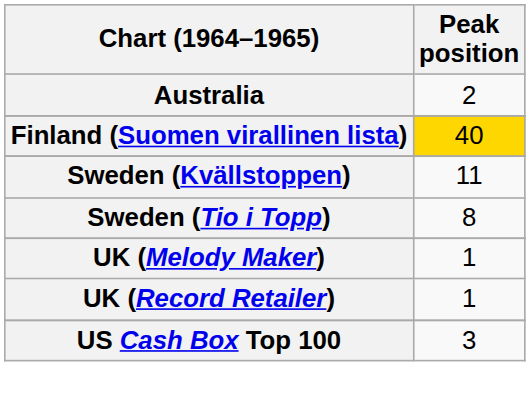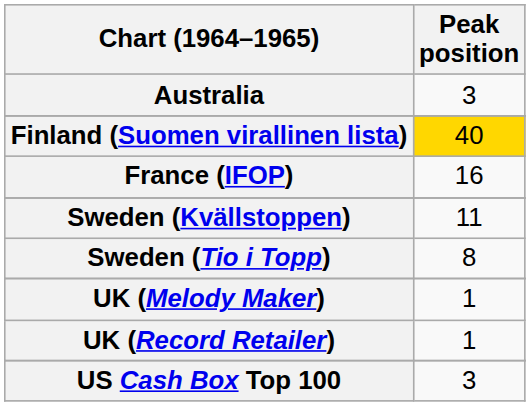(469, 94) 2 -> (469, 94) 3
+ row: (209, 176)
